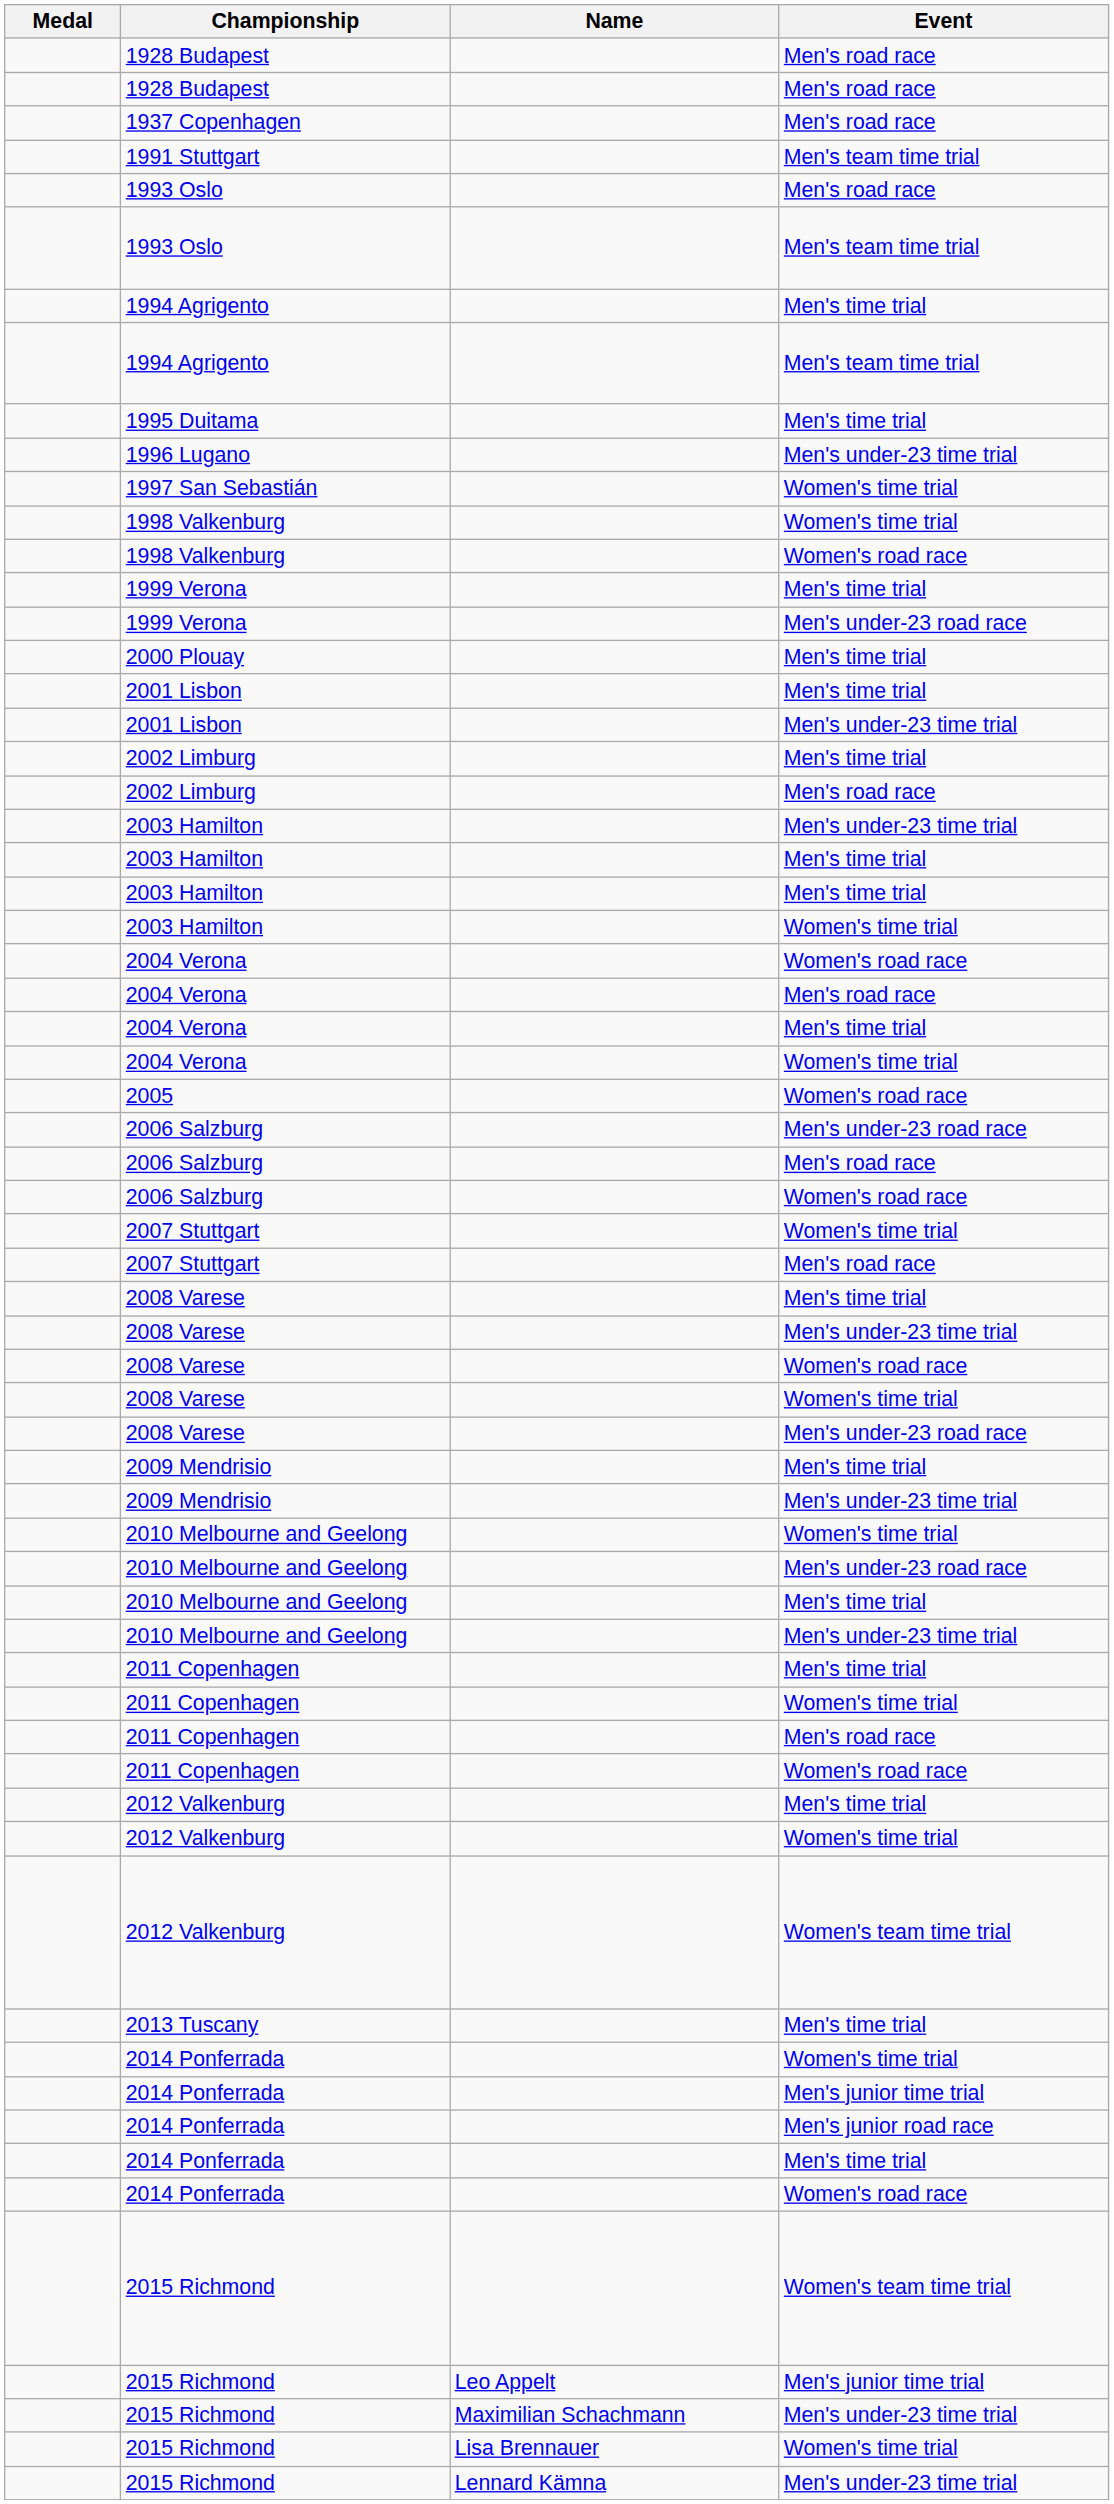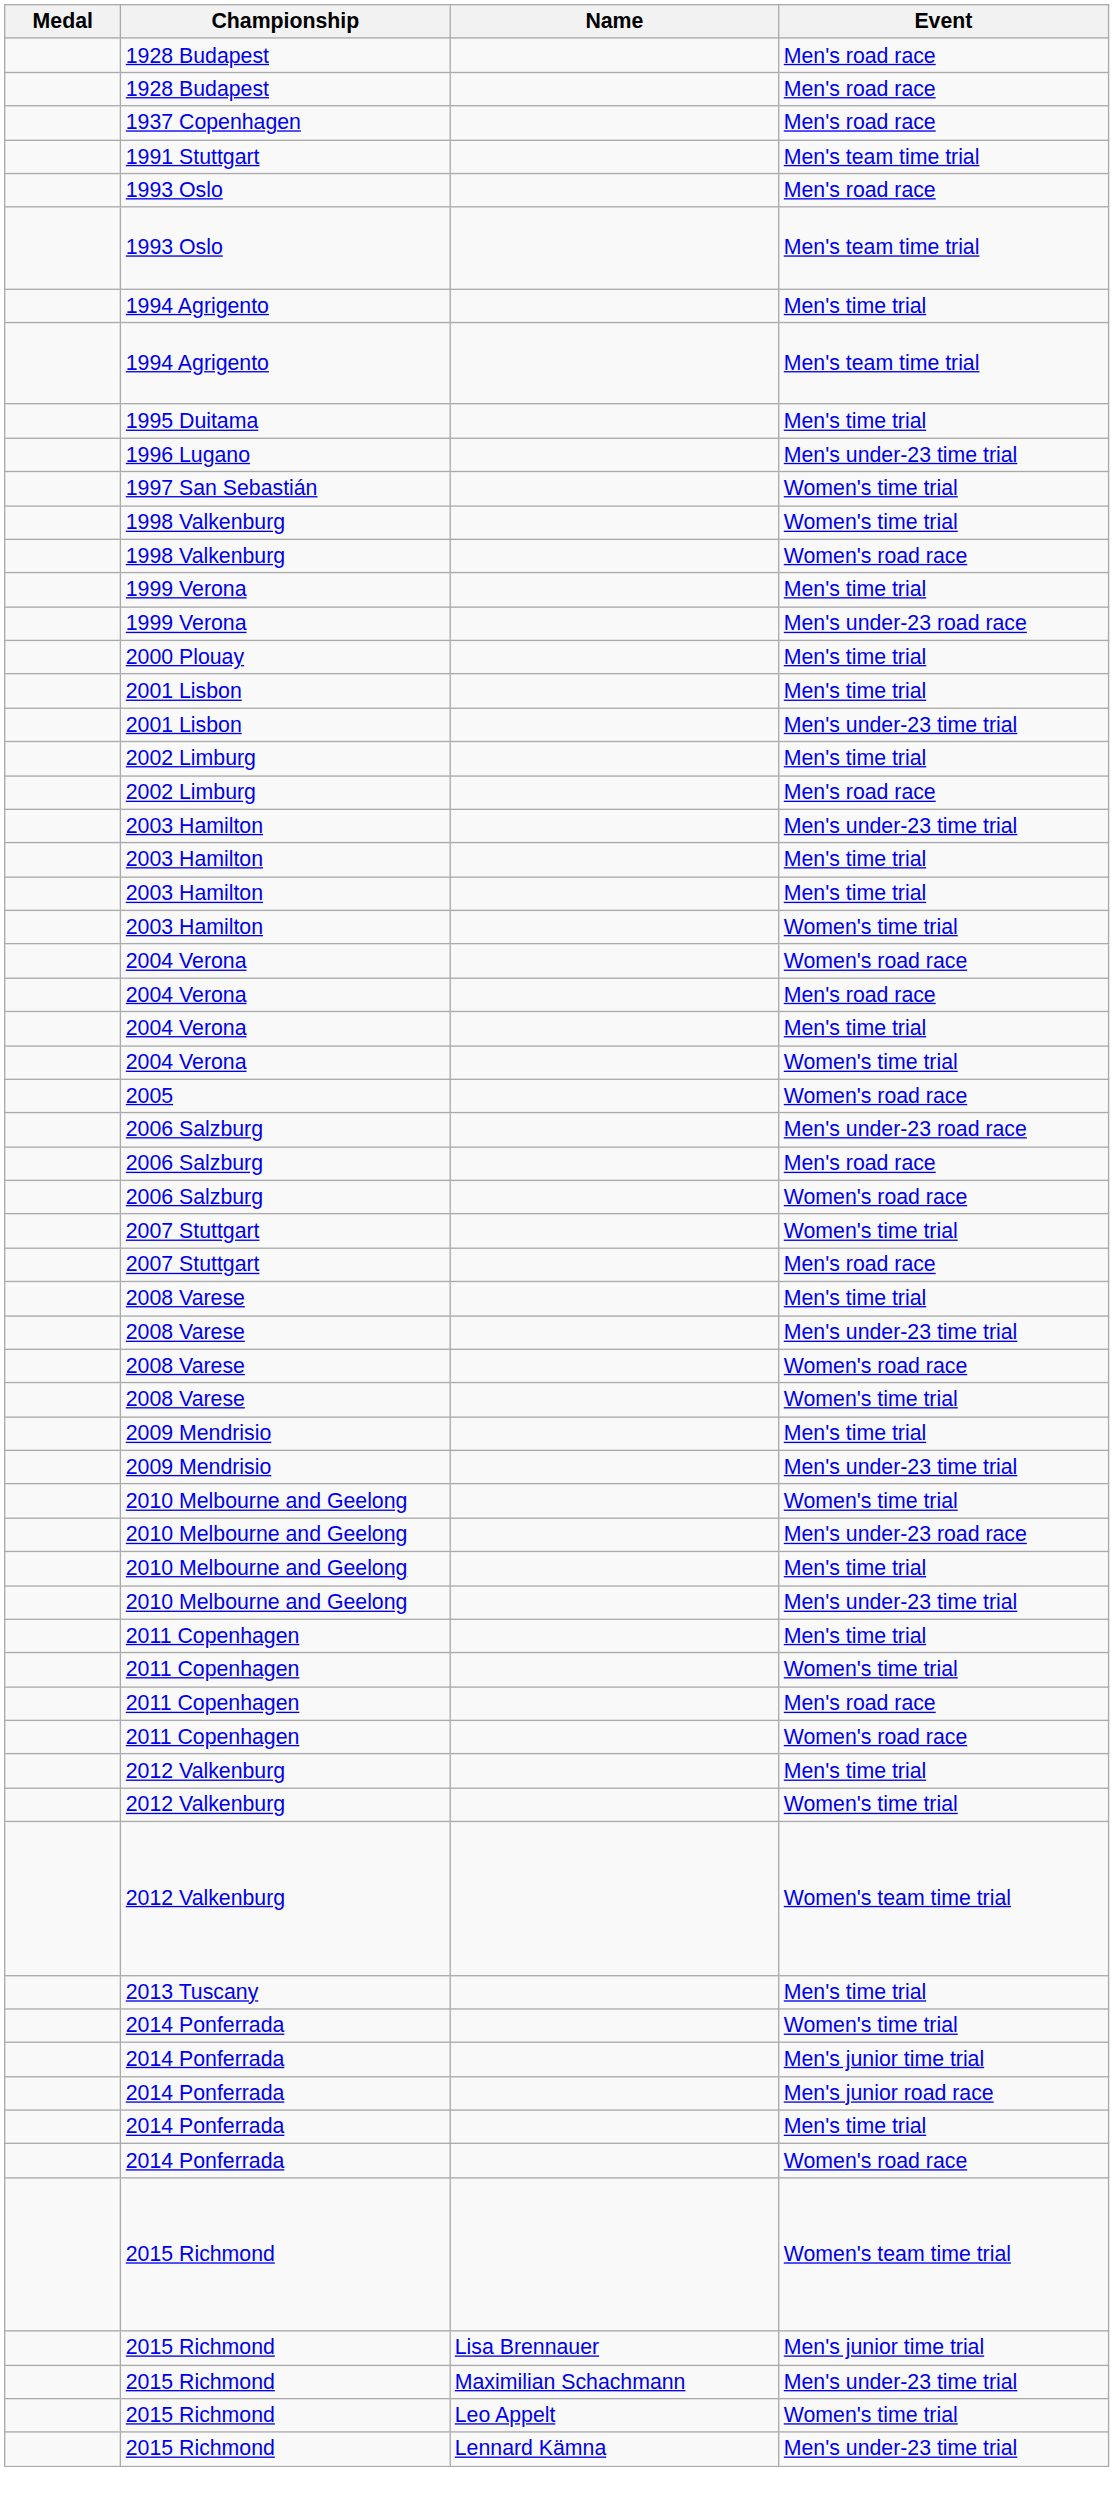- row: (185, 1433)
(505, 2381) Leo Appelt -> (527, 2347) Lisa Brennauer
(527, 2448) Lisa Brennauer -> (505, 2415) Leo Appelt
